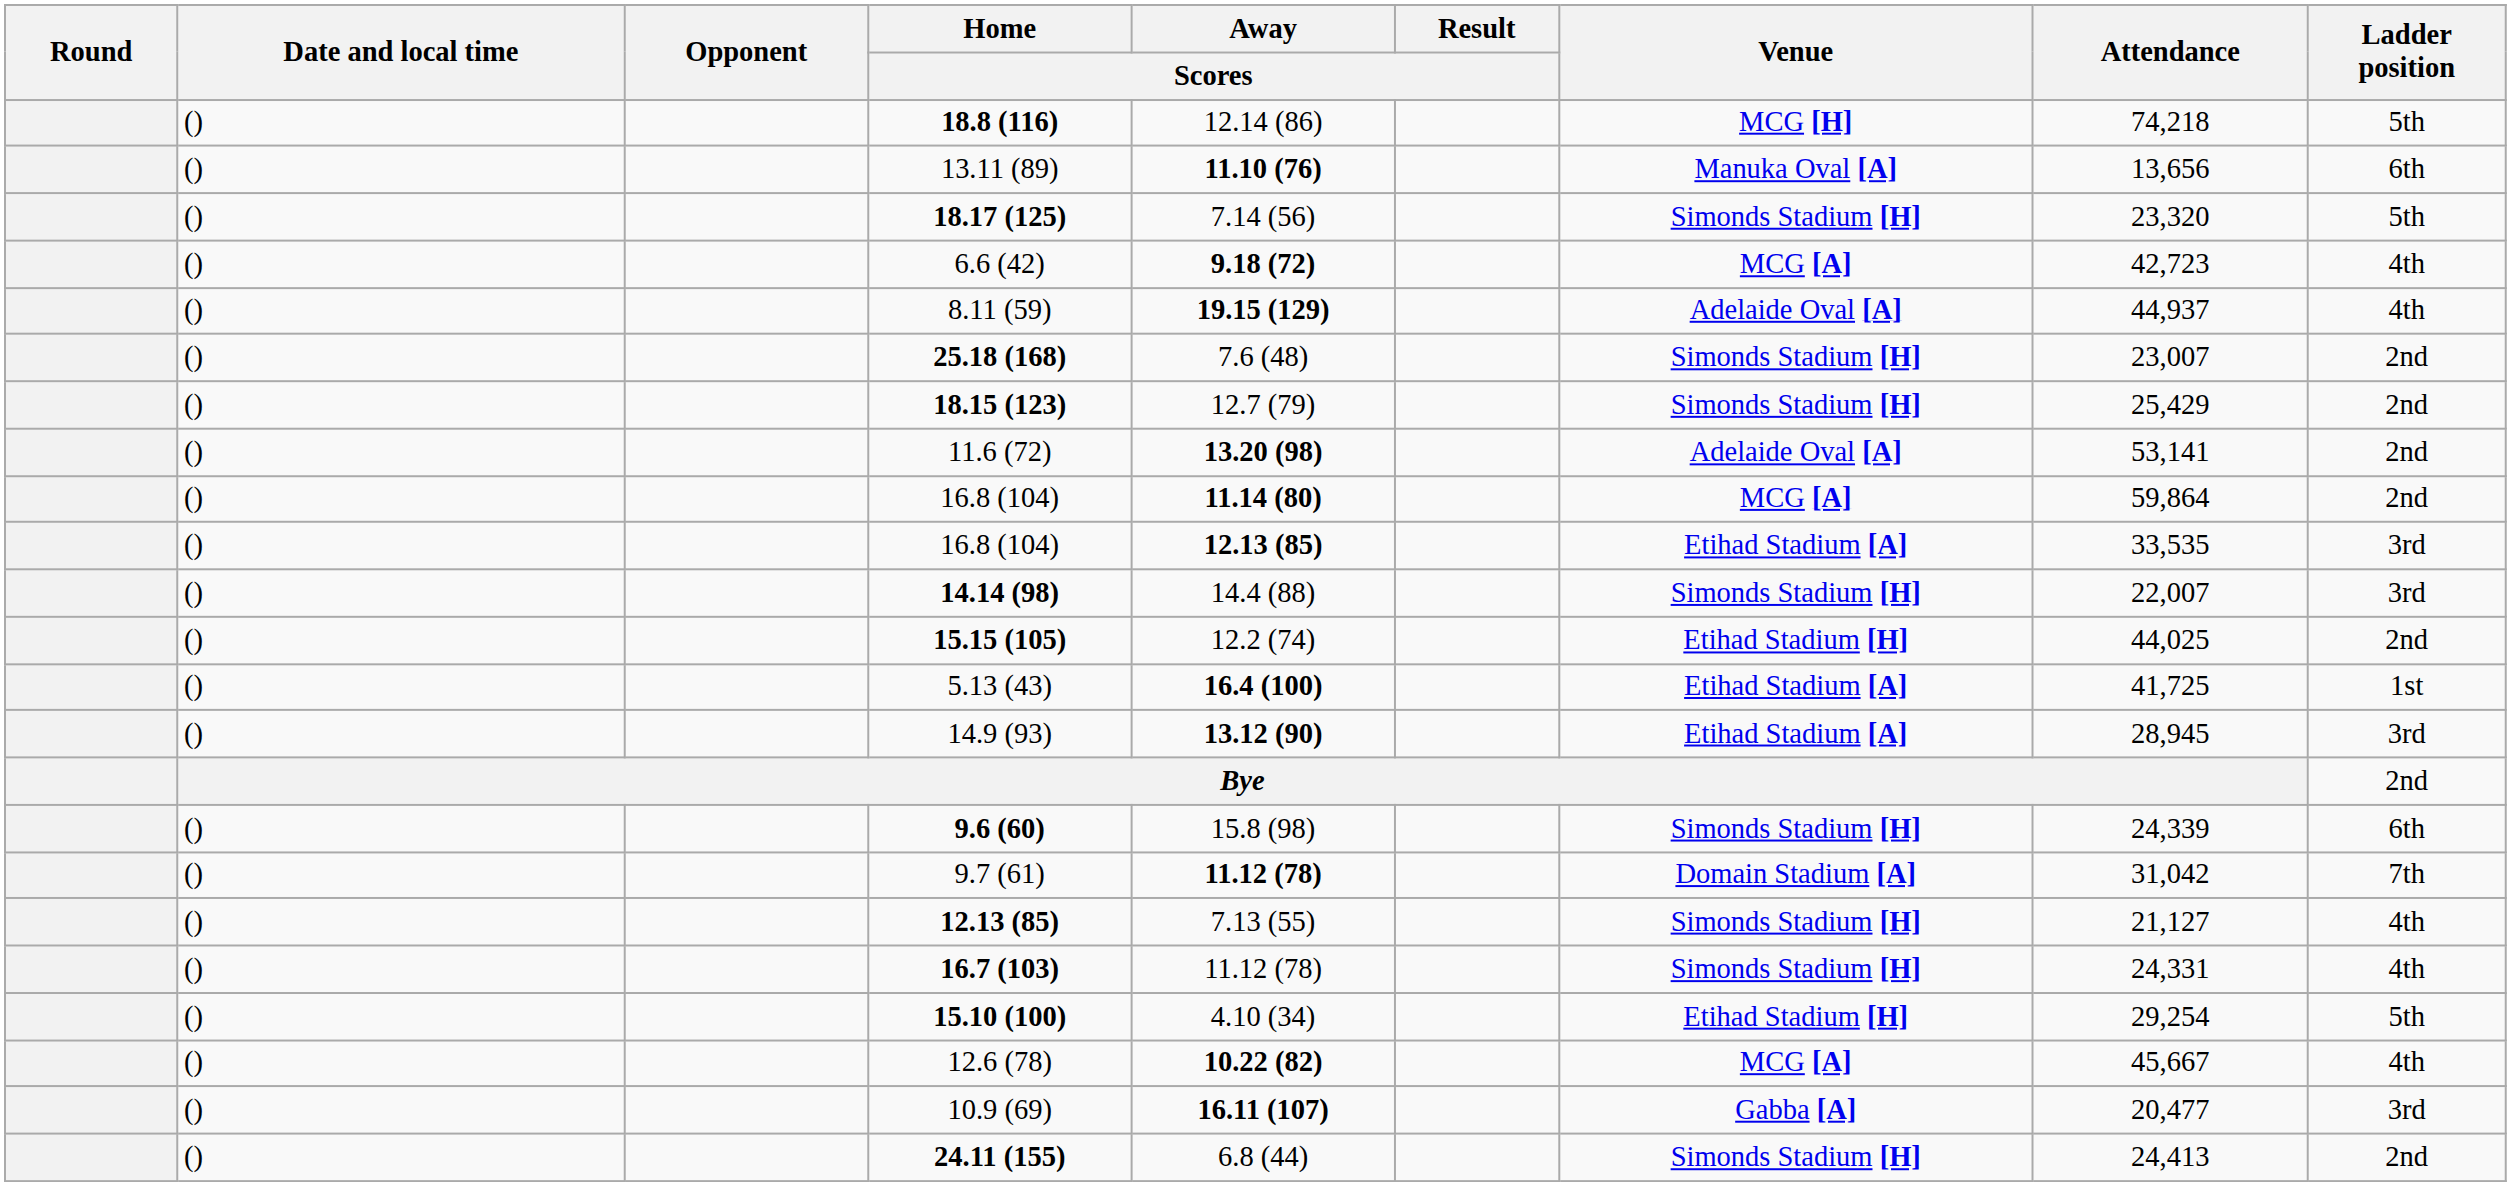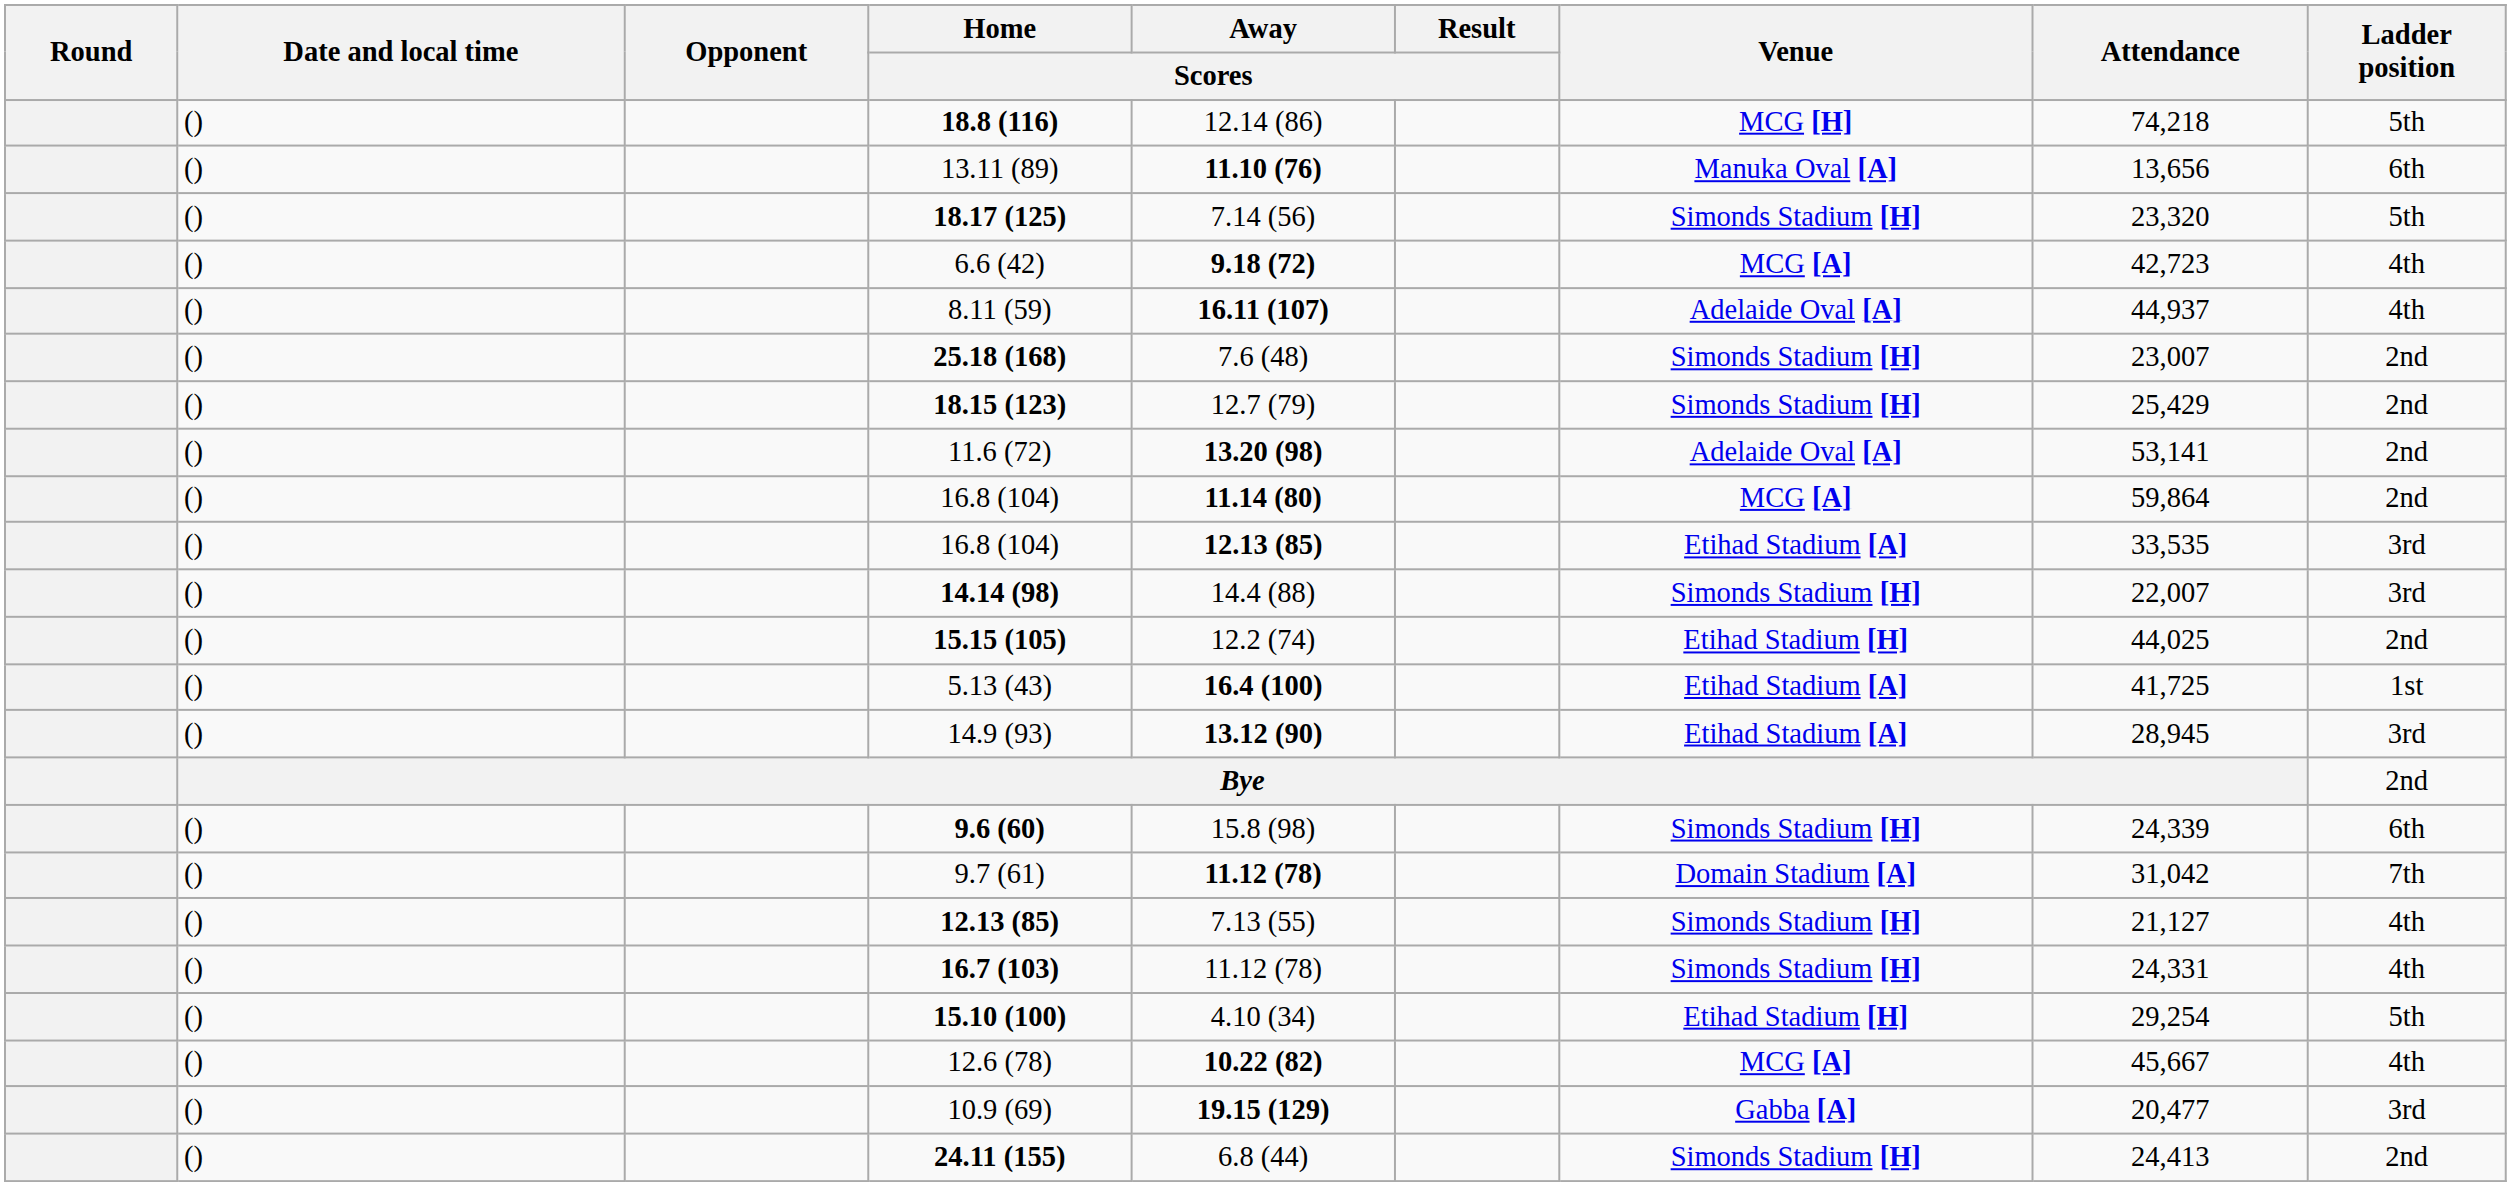(1263, 310) 19.15 (129) -> (1263, 310) 16.11 (107)
(1263, 1109) 16.11 (107) -> (1263, 1109) 19.15 (129)
